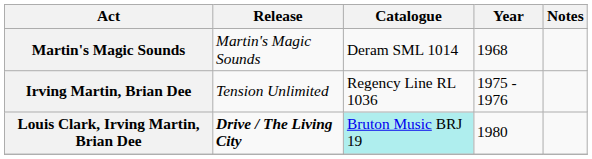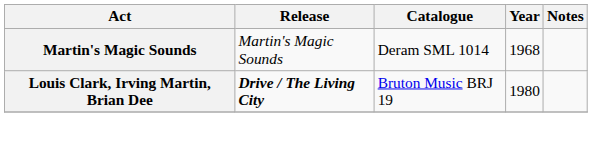- row: (109, 91)
(405, 132) paleturquoise background -> (435, 91) no background
